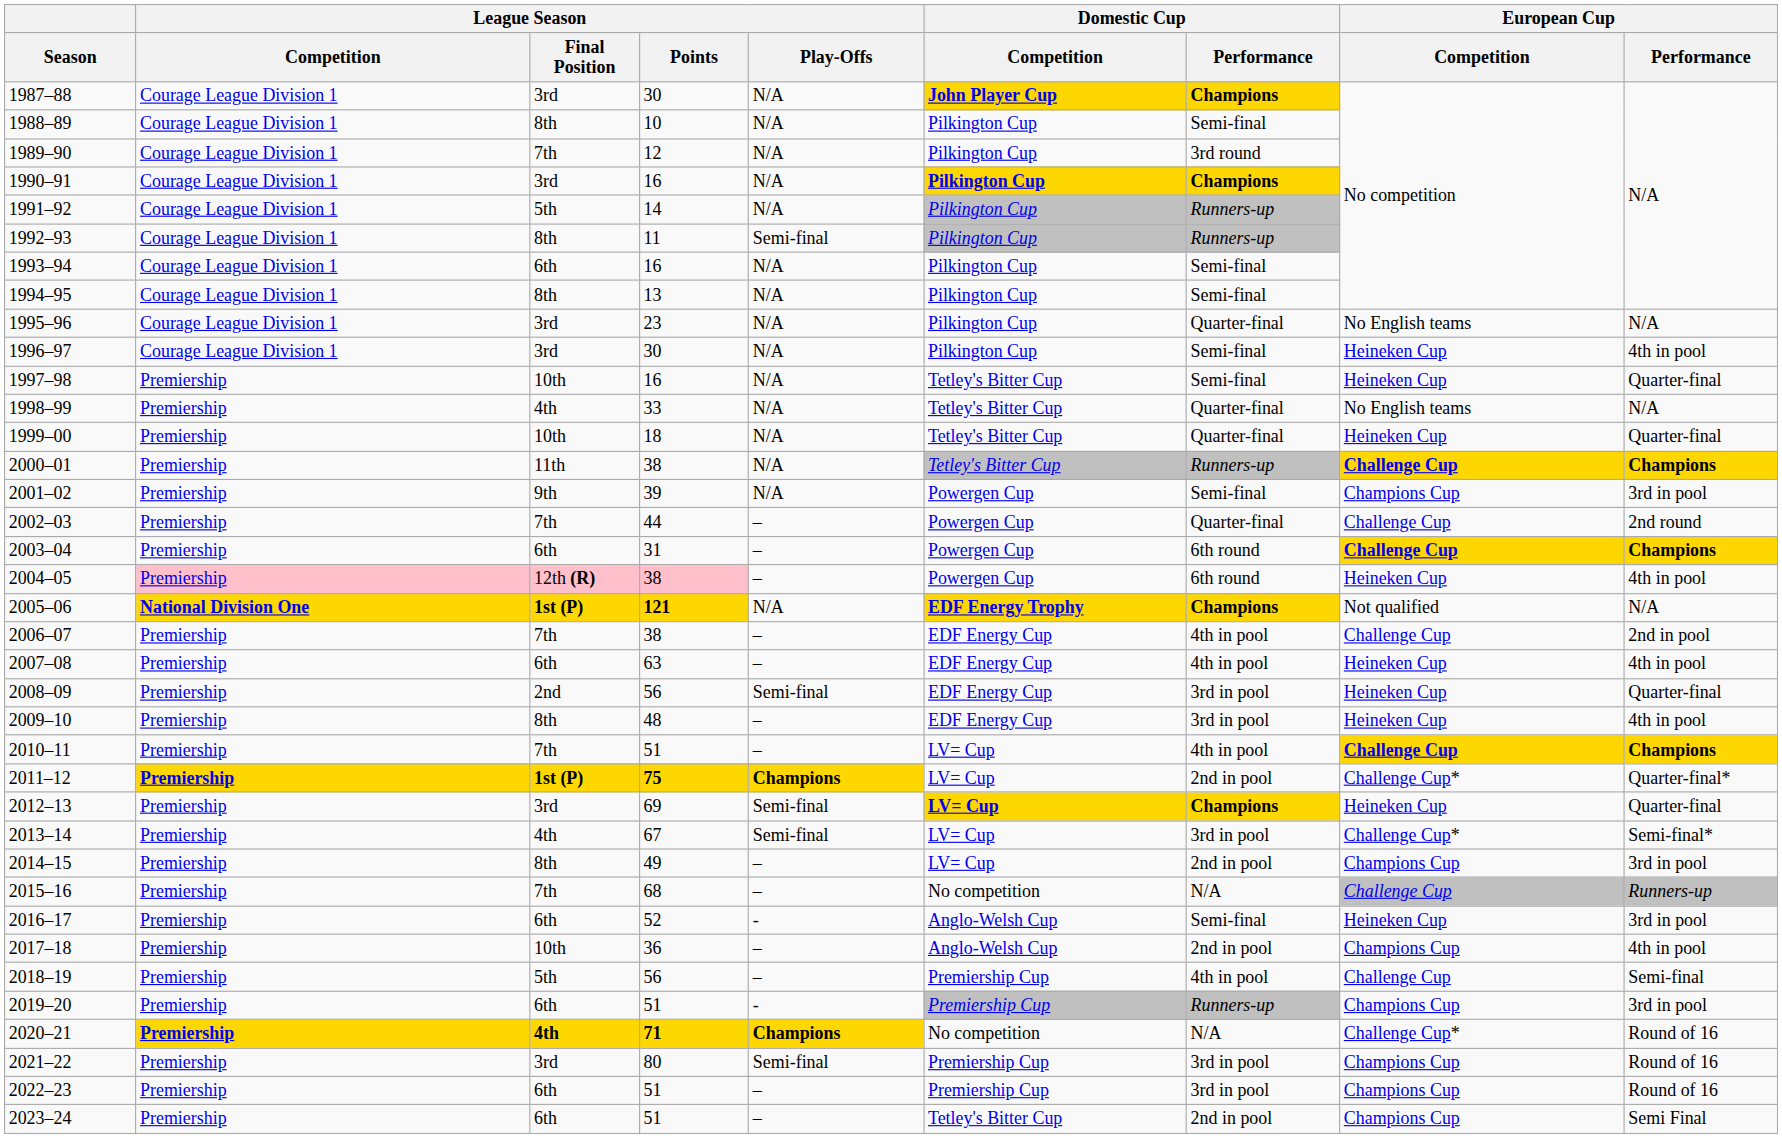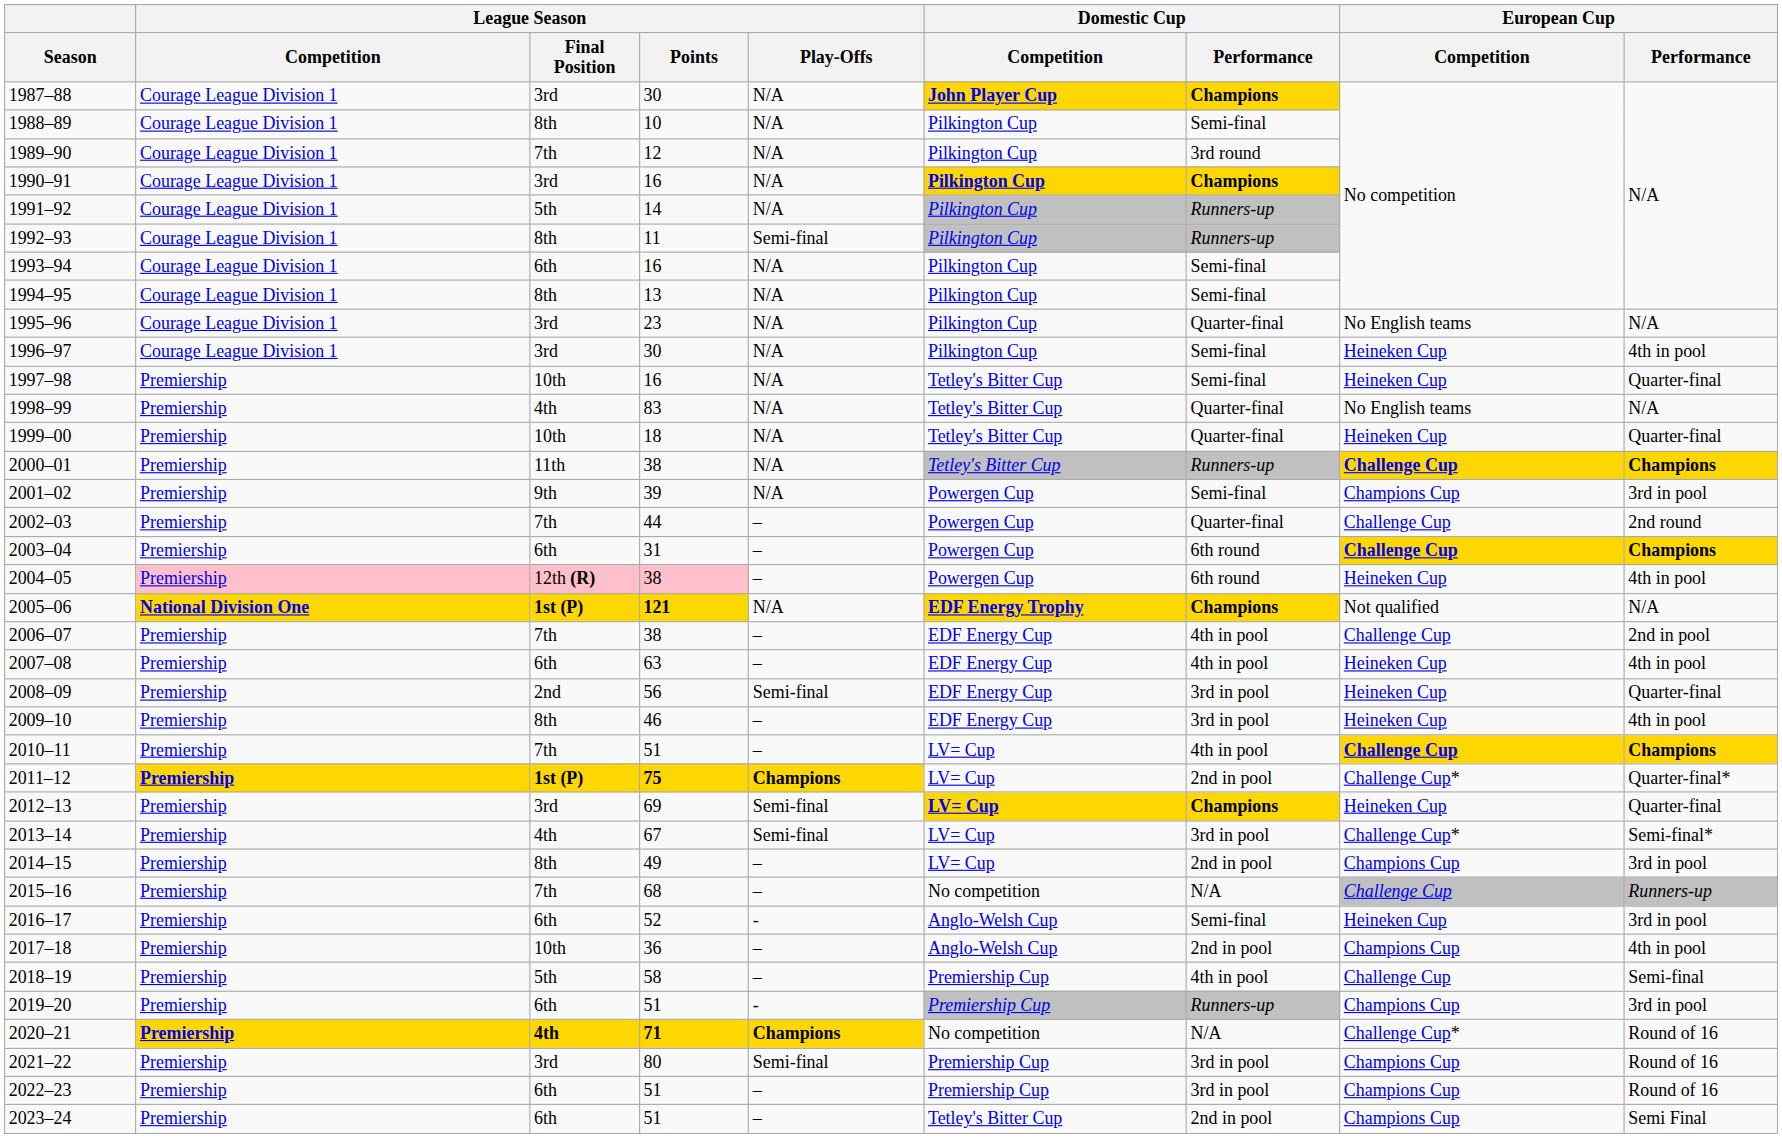(652, 408) 33 -> (652, 408) 83
(652, 720) 48 -> (652, 720) 46
(652, 976) 56 -> (652, 976) 58
